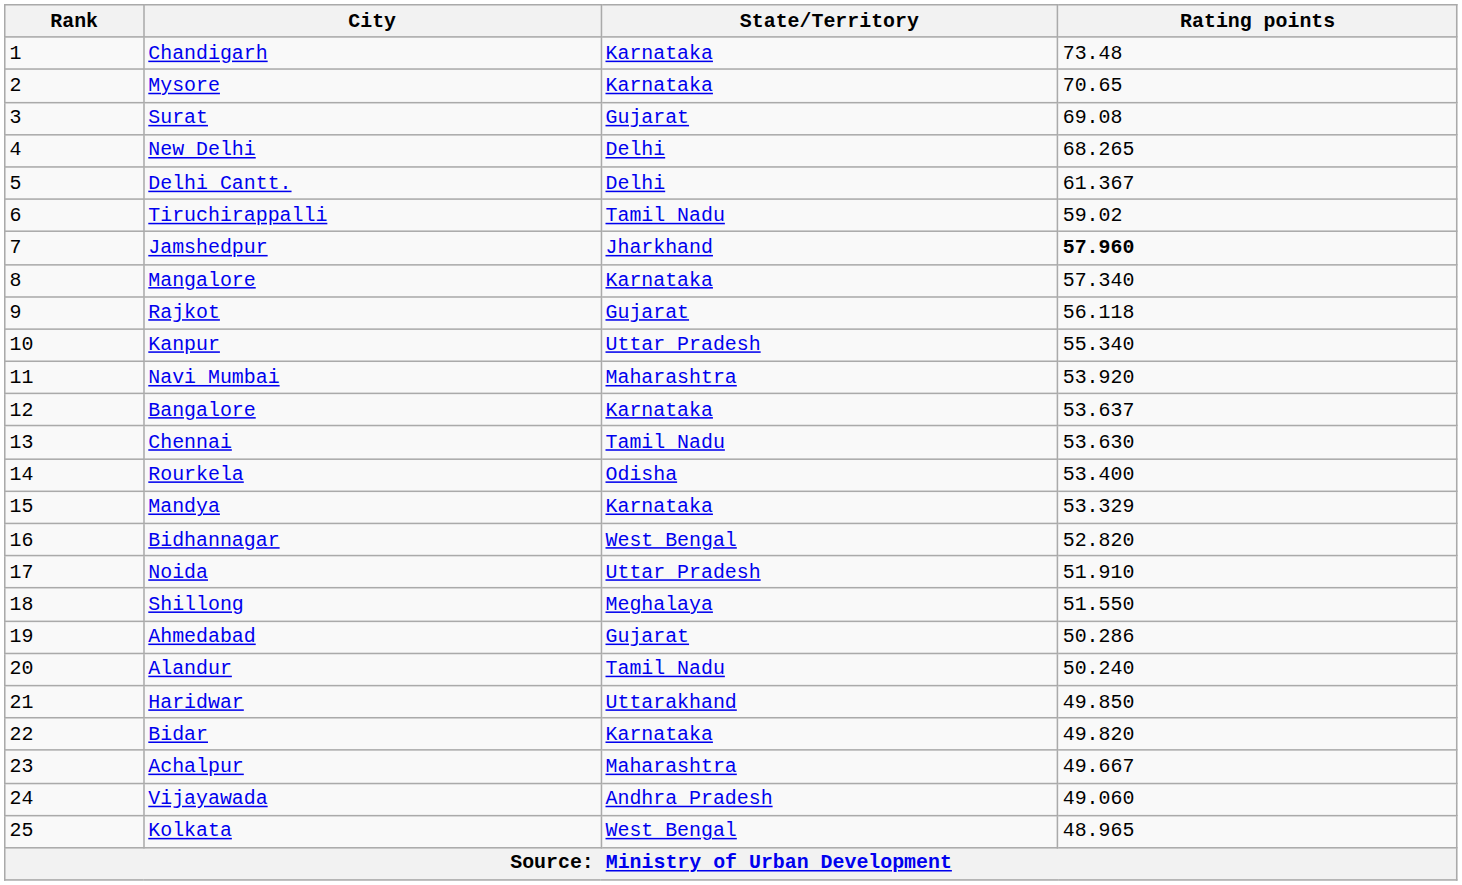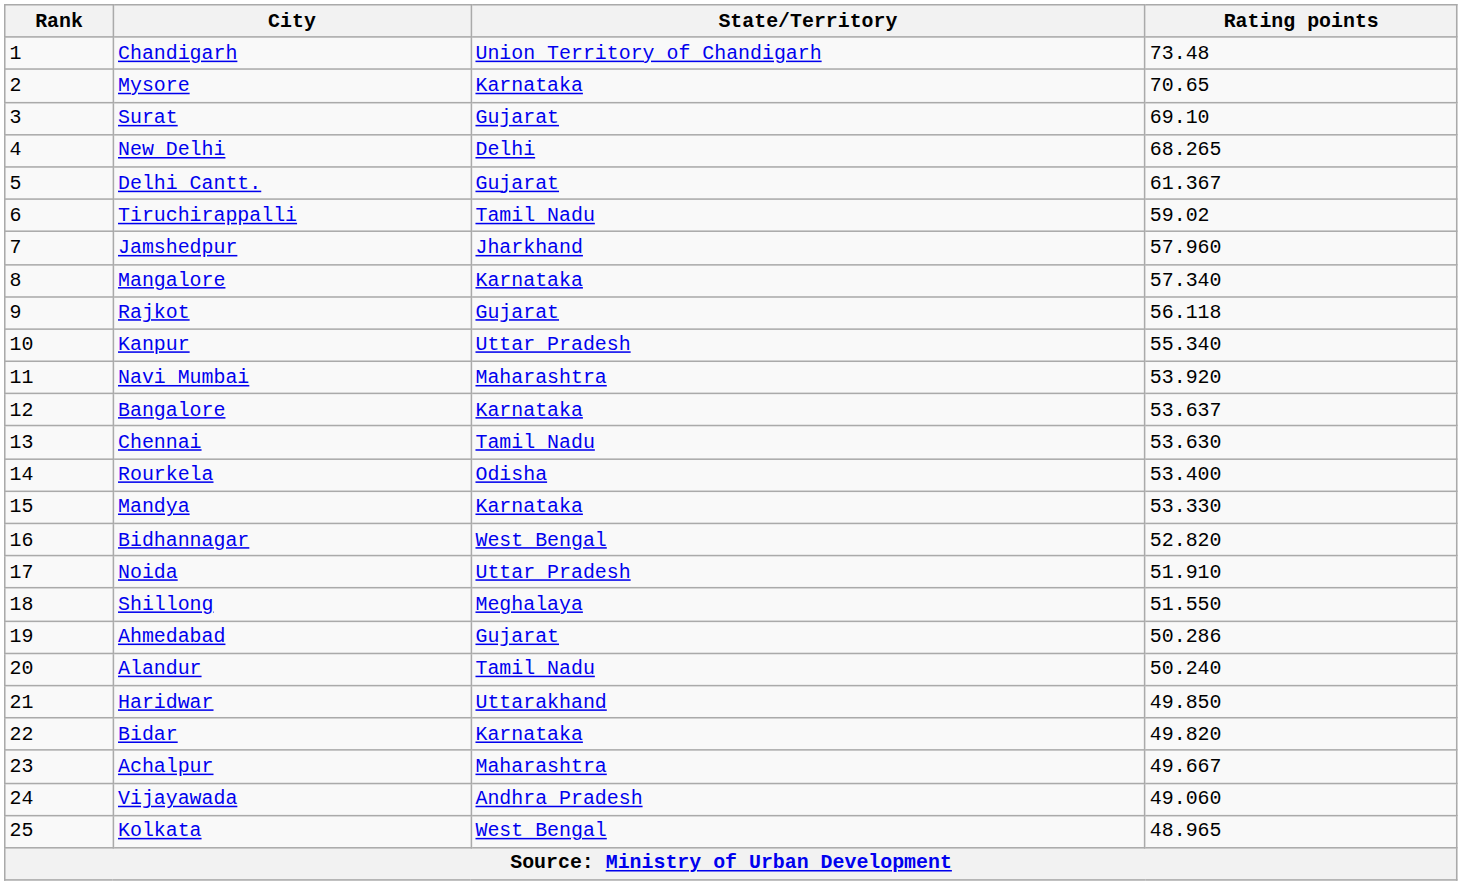(659, 53) Karnataka -> (649, 53) Union Territory of Chandigarh
(1093, 118) 69.08 -> (1180, 118) 69.10
(635, 183) Delhi -> (517, 183) Gujarat
(1099, 248) bold -> (1186, 248) normal
(1099, 507) 53.329 -> (1186, 507) 53.330
